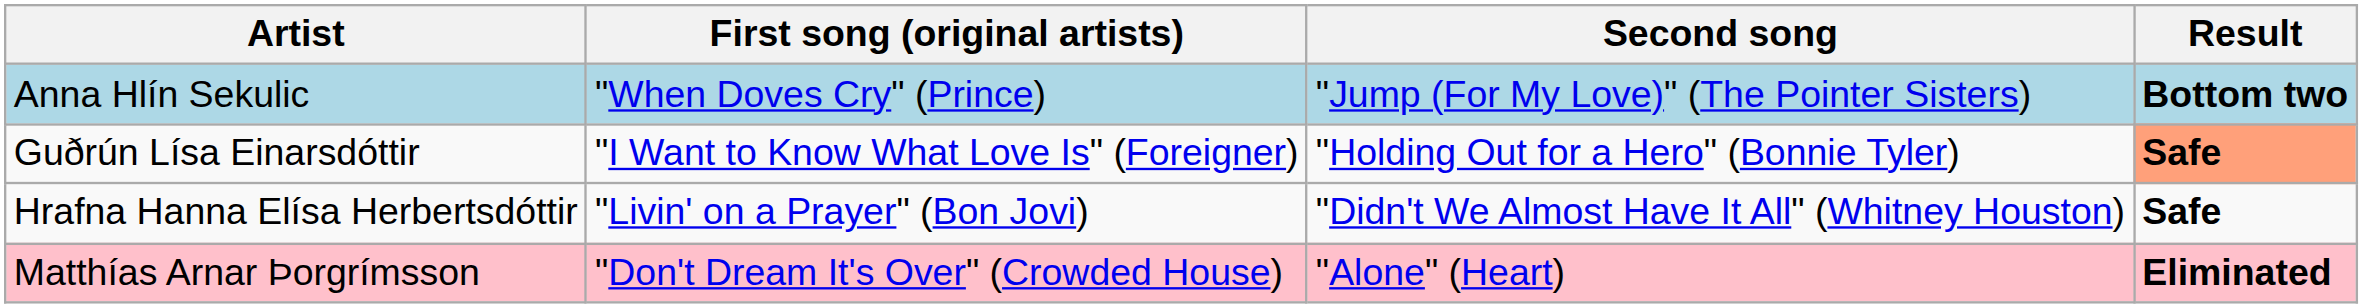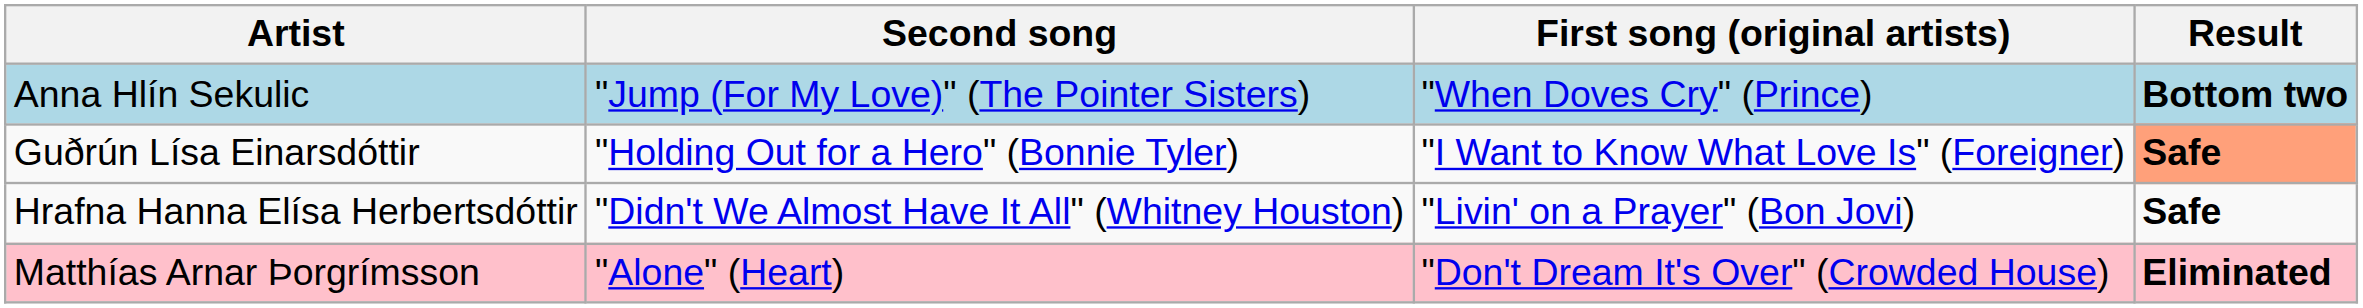columns swapped: (947, 34) <-> (1720, 34)
